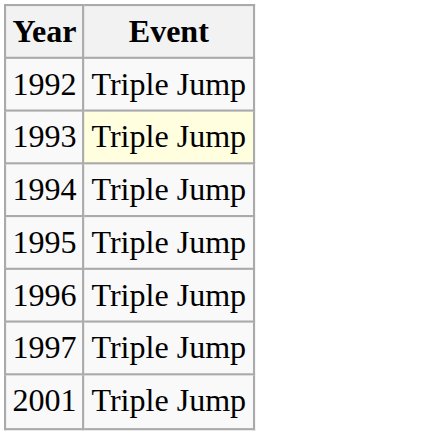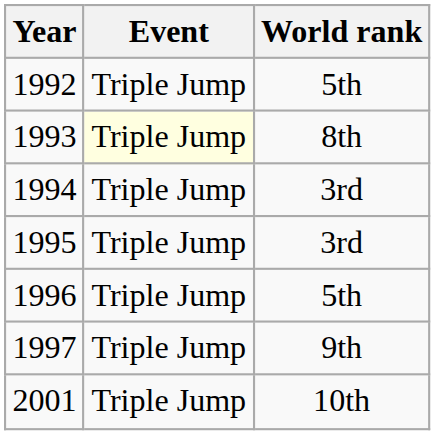+ column: (342, 31)
